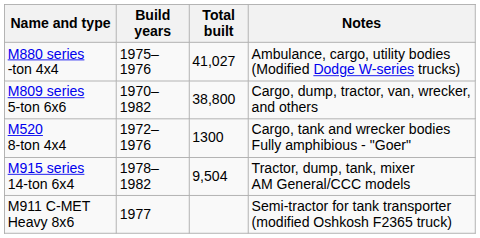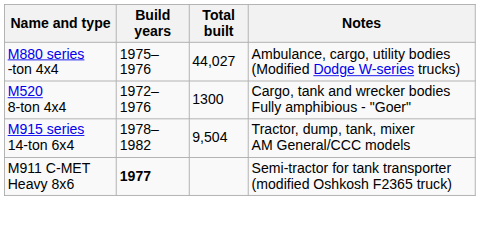(214, 61) 41,027 -> (214, 61) 44,027
- row: (46, 99)
(135, 214) normal -> (135, 176) bold
